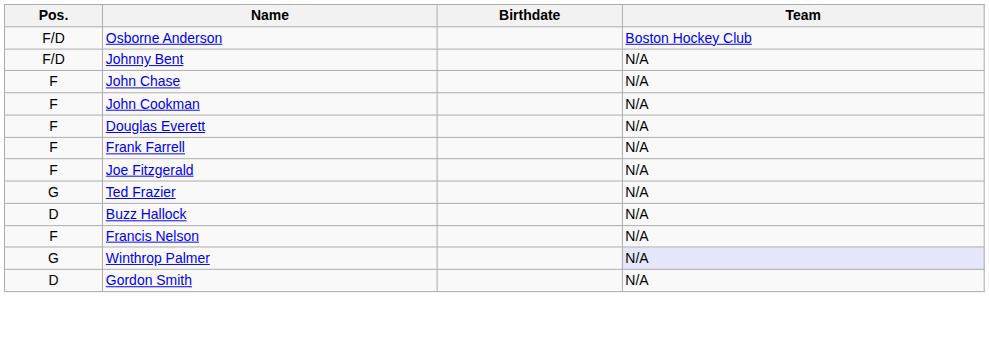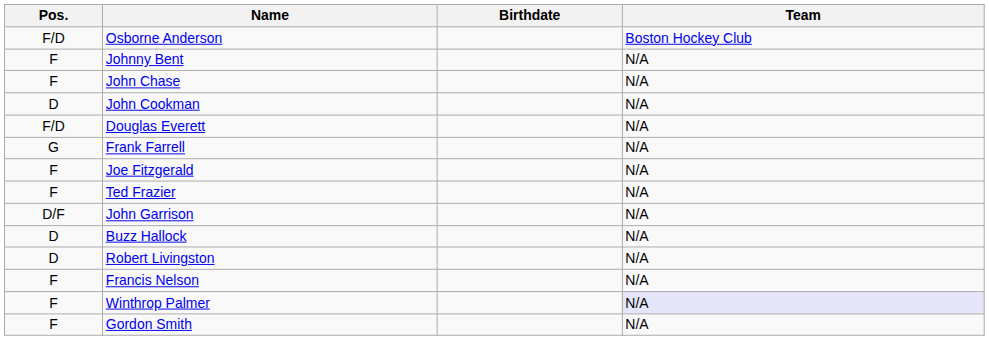(54, 60) F/D -> (54, 60) F
(54, 104) F -> (54, 104) D
(54, 126) F -> (54, 126) F/D
(54, 148) F -> (54, 148) G
(54, 192) G -> (54, 192) F
+ row: (150, 215)
+ row: (160, 259)
(54, 259) G -> (54, 303) F
(54, 281) D -> (54, 325) F
